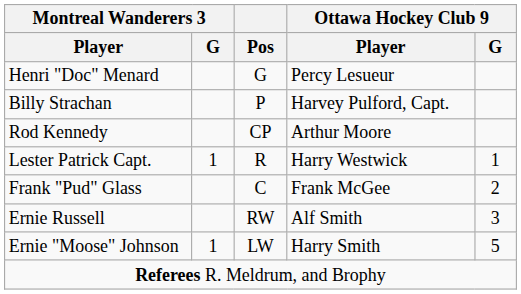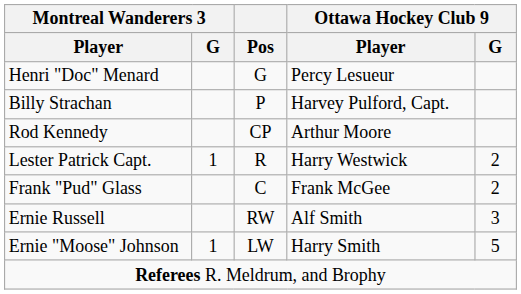(495, 160) 1 -> (495, 160) 2
